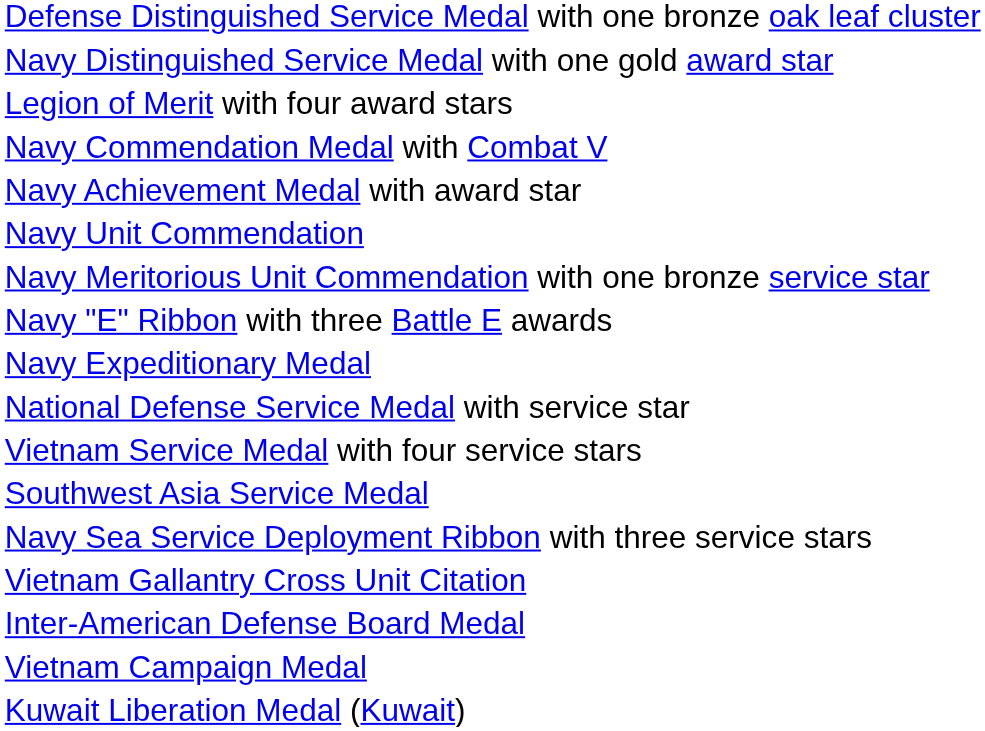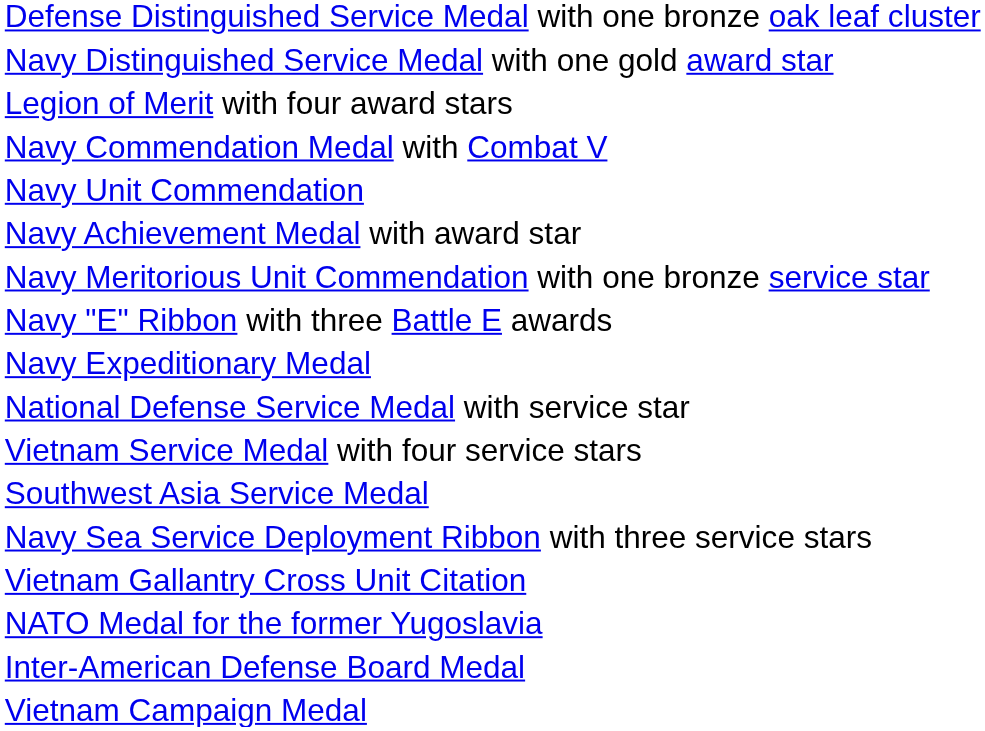rows swapped: (293, 190) <-> (184, 233)
+ row: (274, 623)
- row: (235, 710)
